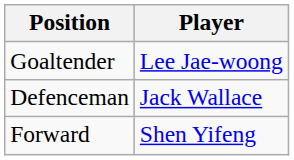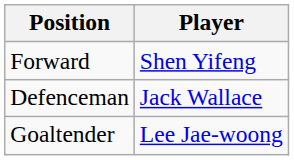rows swapped: (62, 60) <-> (50, 135)
